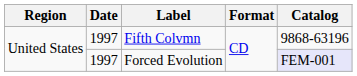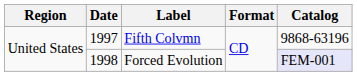(104, 60) 1997 -> (104, 60) 1998
